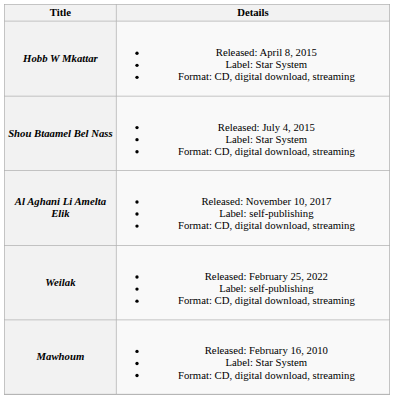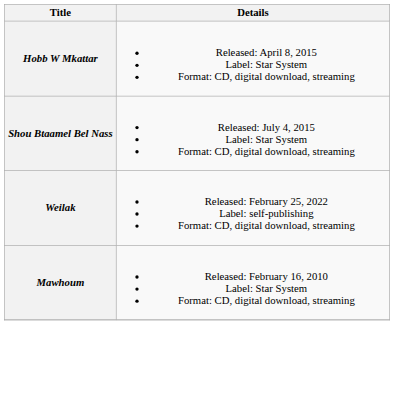- row: (60, 208)
